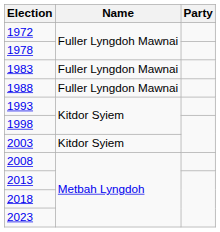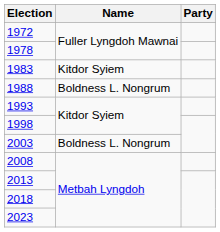(118, 69) Fuller Lyngdon Mawnai -> (91, 69) Kitdor Syiem
(118, 87) Fuller Lyngdon Mawnai -> (114, 87) Boldness L. Nongrum
(91, 143) Kitdor Syiem -> (114, 143) Boldness L. Nongrum
